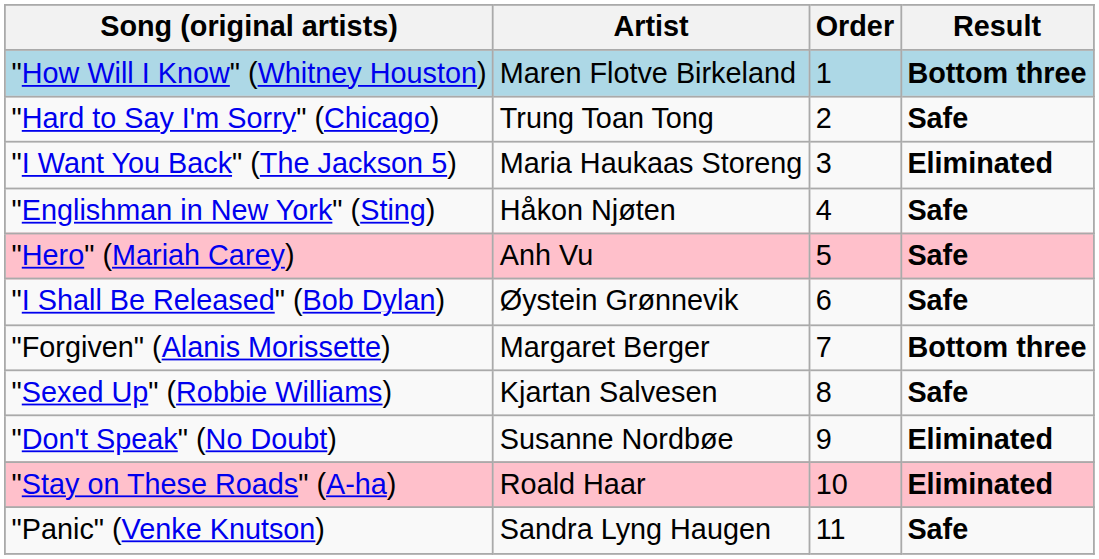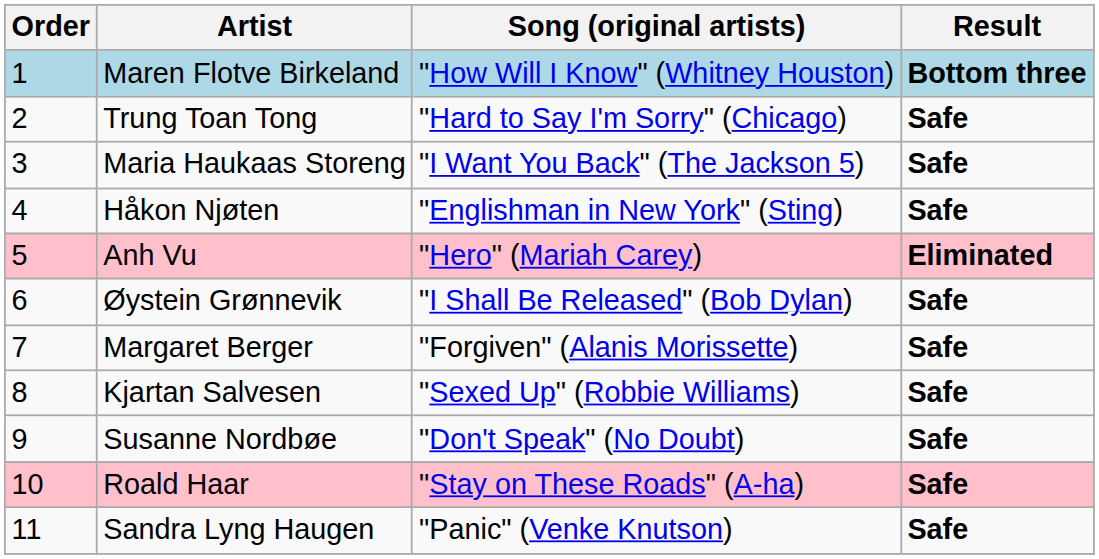columns swapped: (855, 27) <-> (249, 27)
(980, 164) Eliminated -> (938, 164) Safe
(938, 255) Safe -> (980, 255) Eliminated
(997, 347) Bottom three -> (938, 347) Safe
(980, 438) Eliminated -> (938, 438) Safe
(980, 484) Eliminated -> (938, 484) Safe
